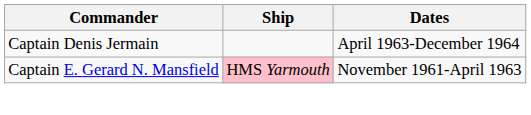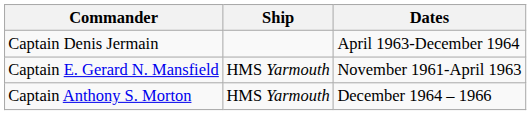(278, 69) pink background -> (278, 69) no background
+ row: (100, 95)
